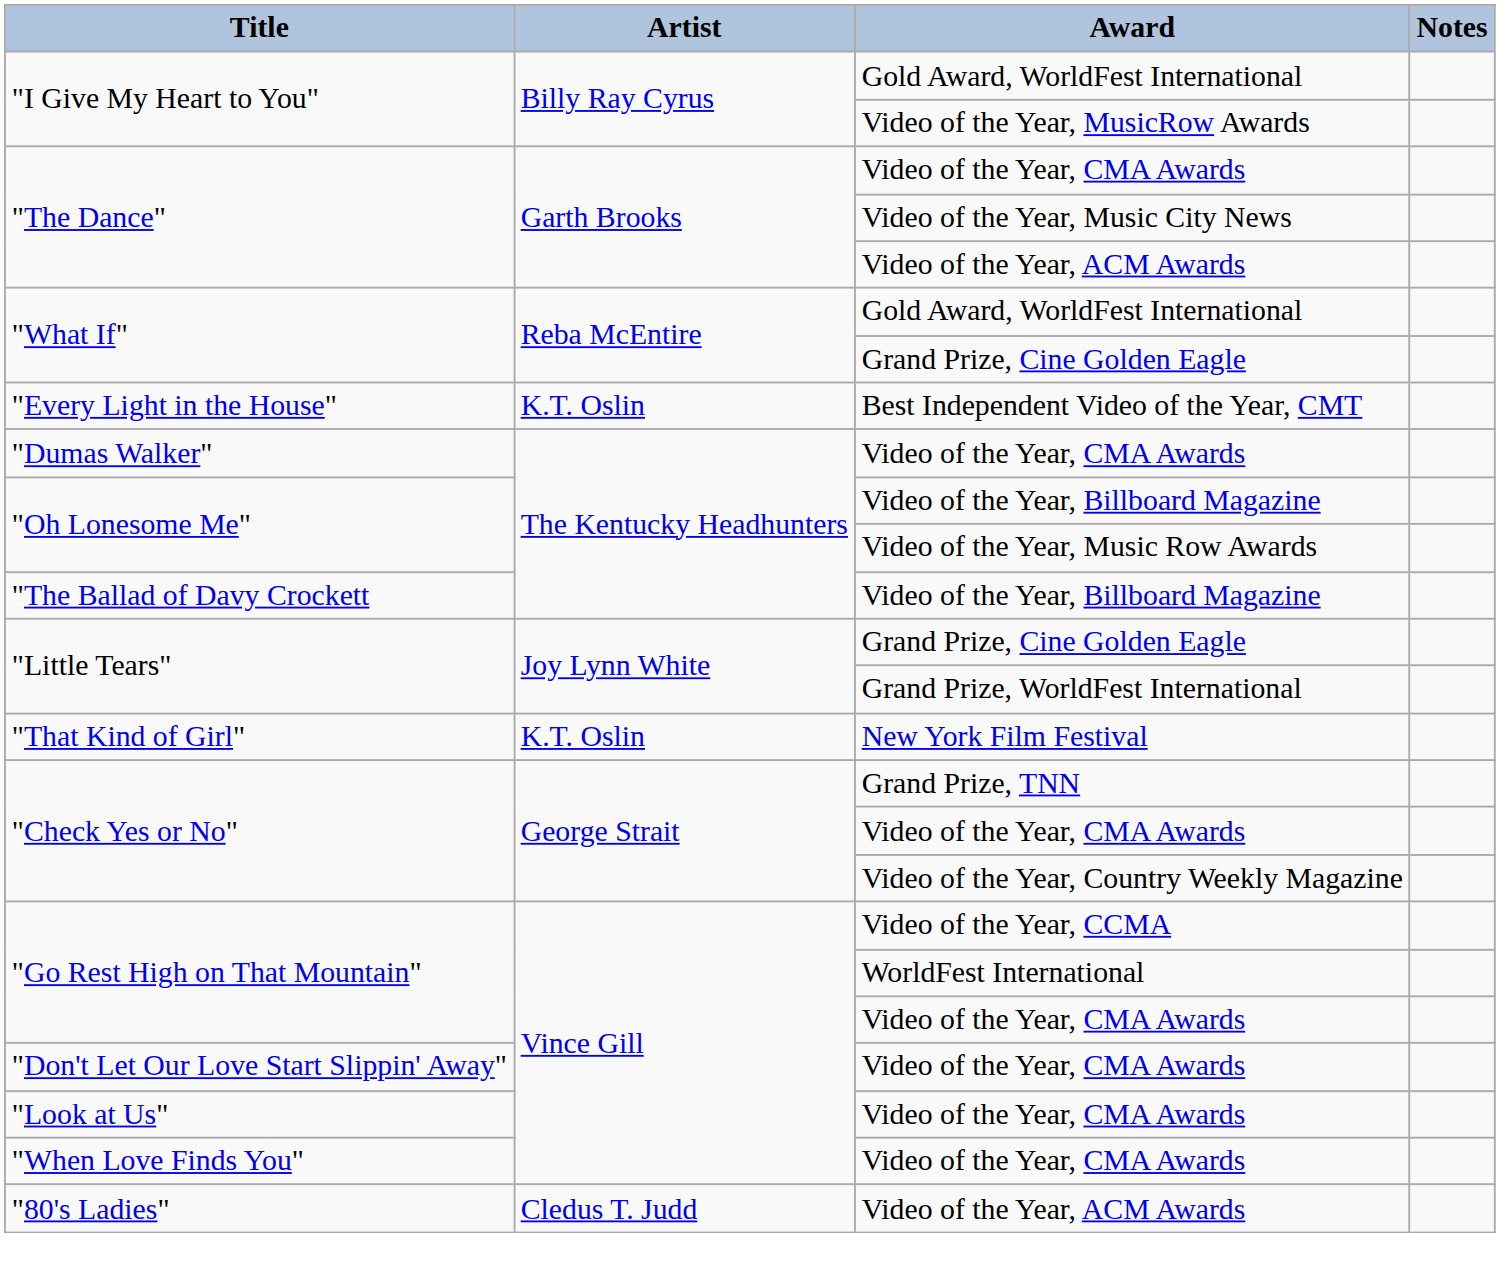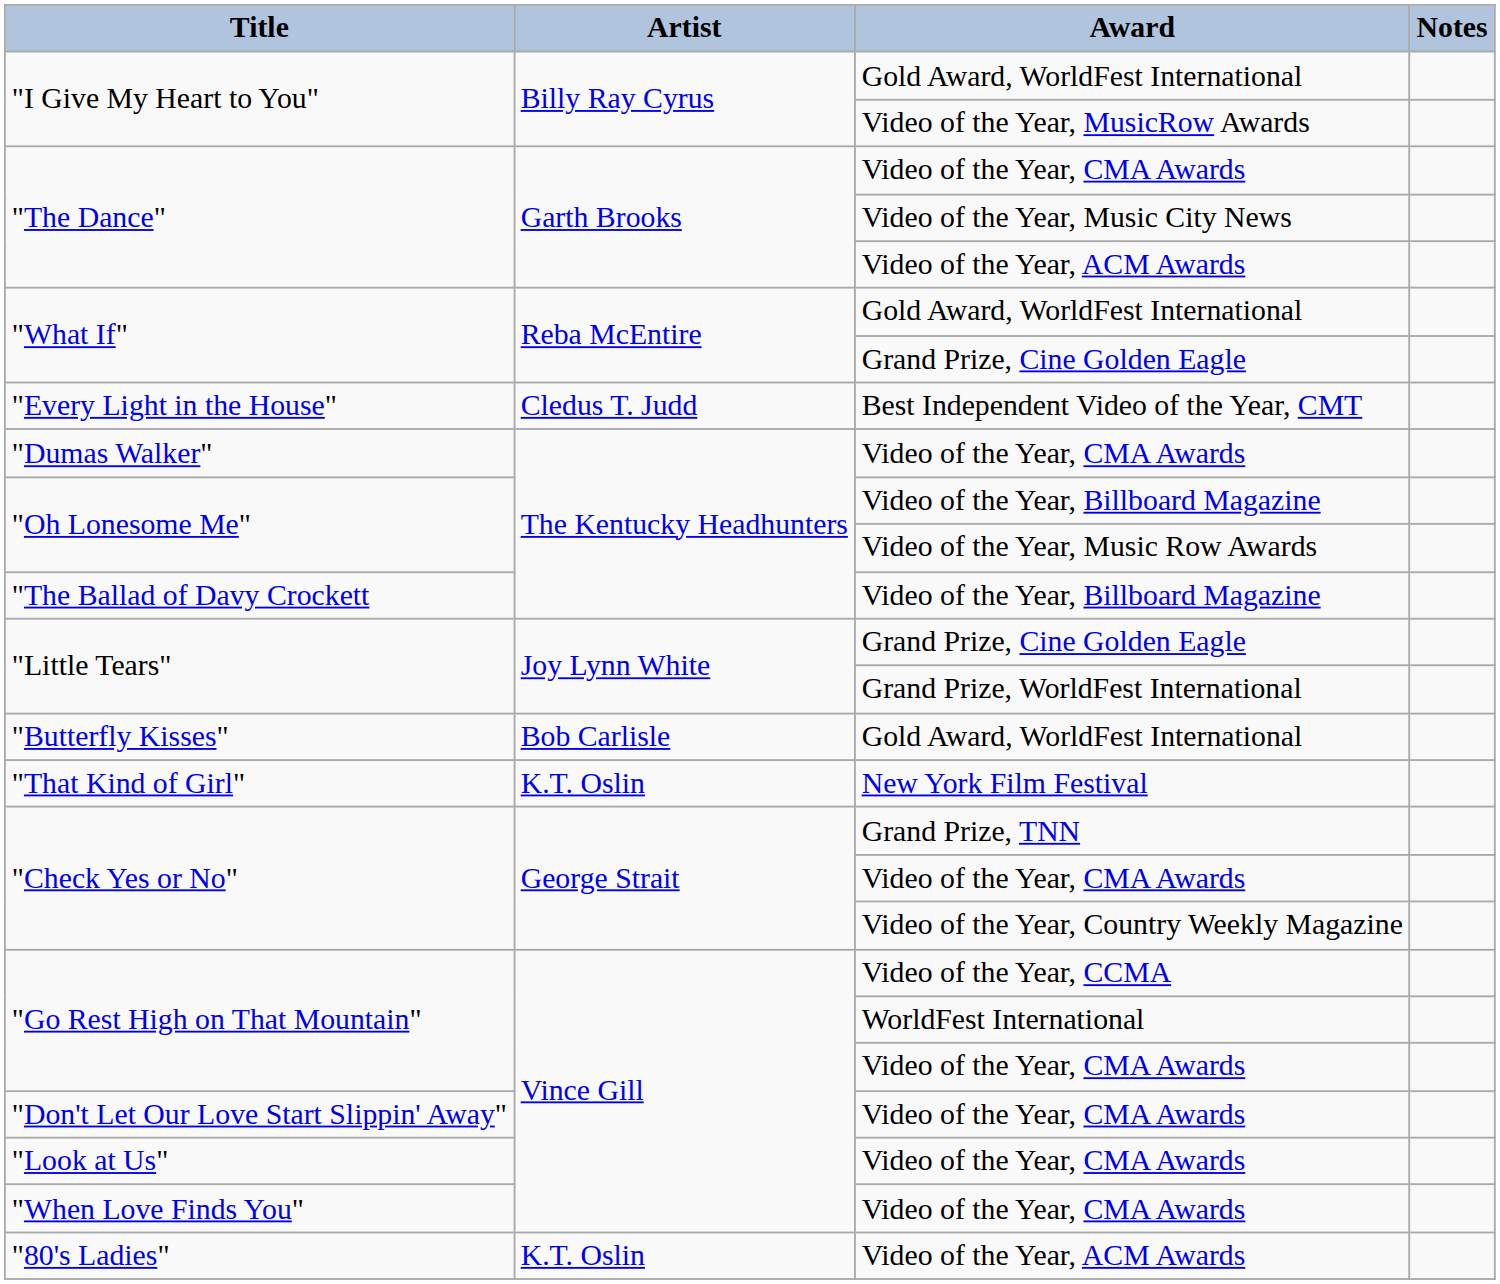(583, 405) K.T. Oslin -> (609, 405) Cledus T. Judd
+ row: (120, 736)
(609, 1208) Cledus T. Judd -> (583, 1255) K.T. Oslin
